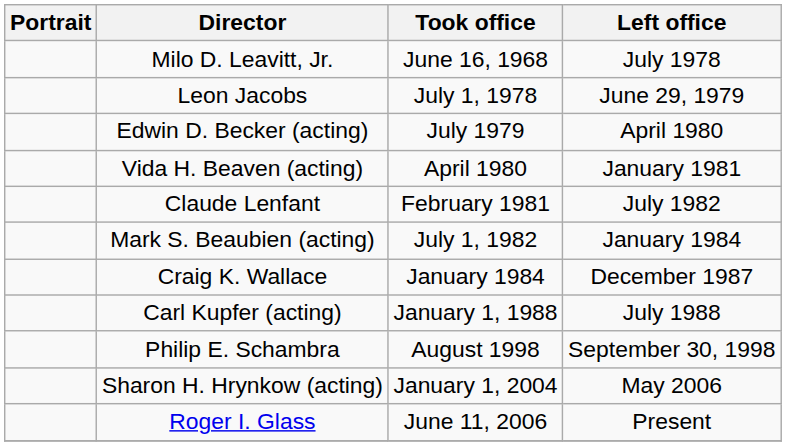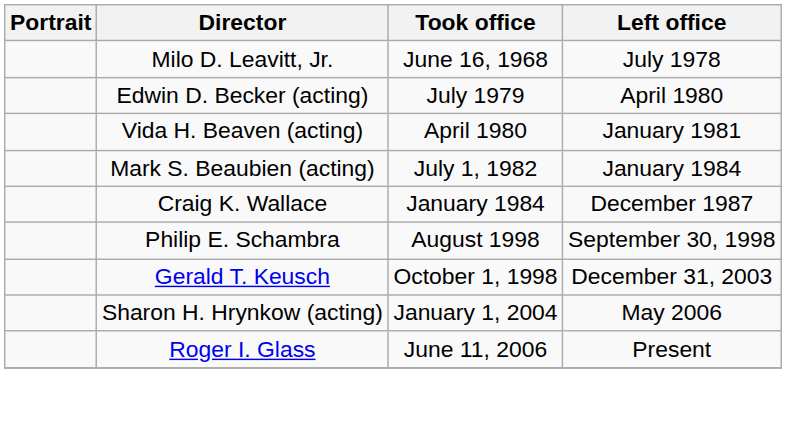- row: (242, 95)
- row: (242, 204)
- row: (242, 312)
+ row: (242, 276)
